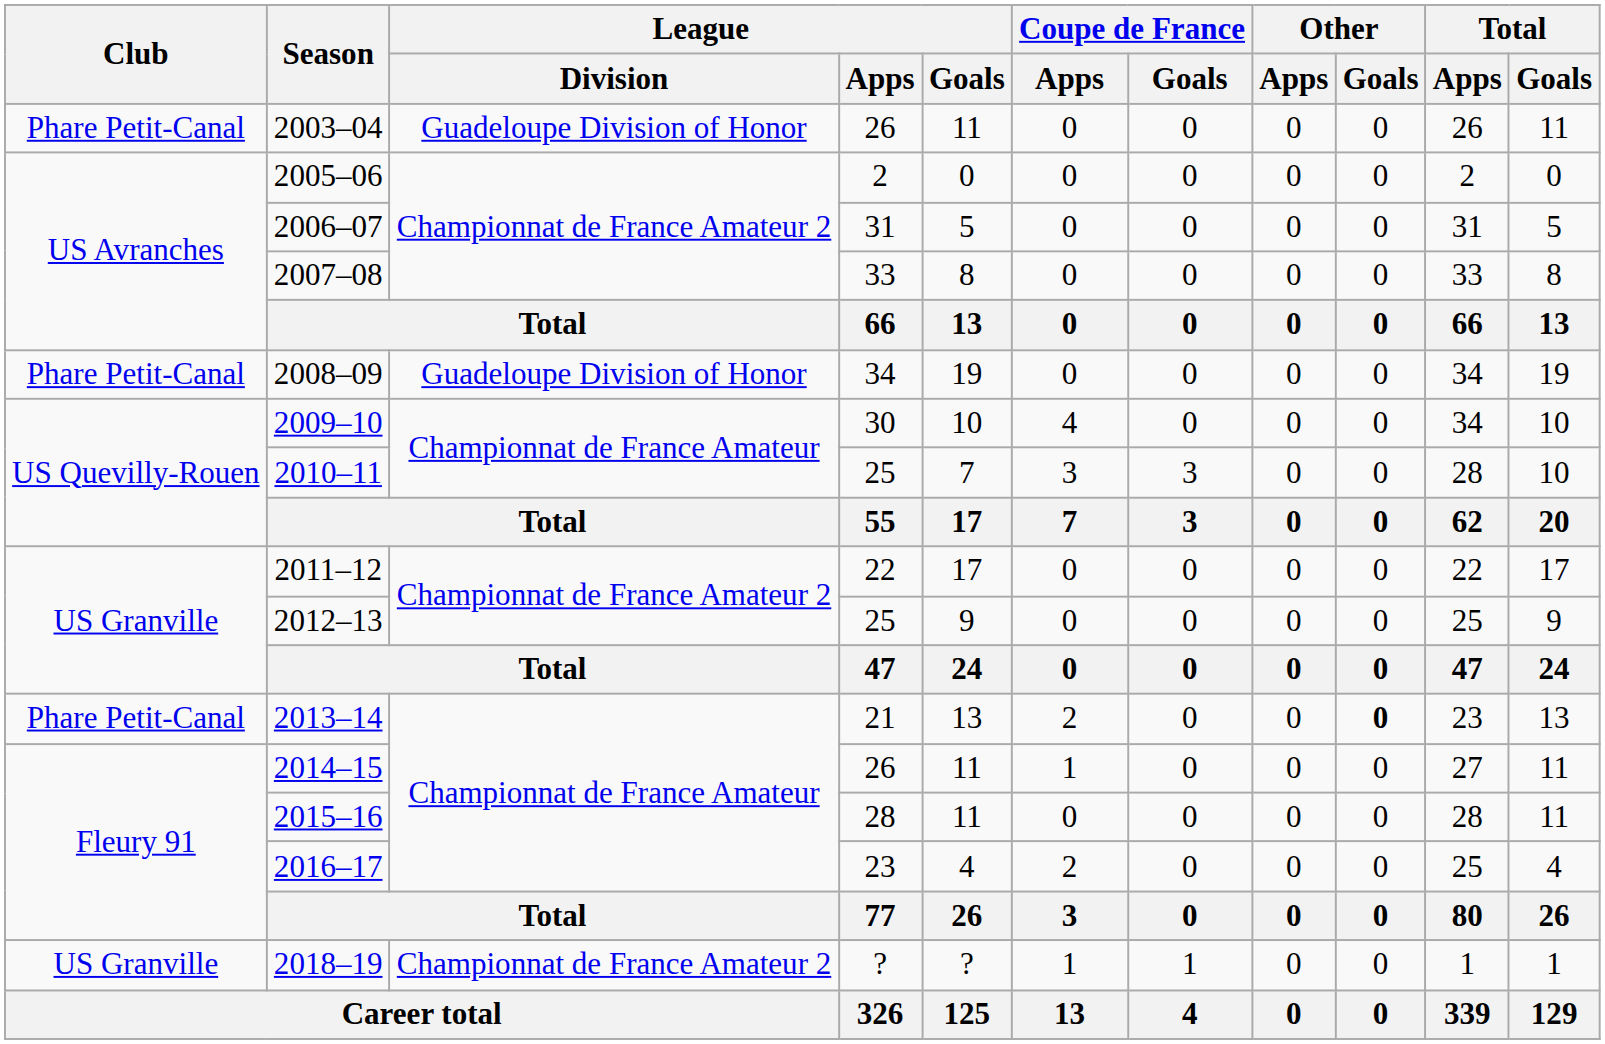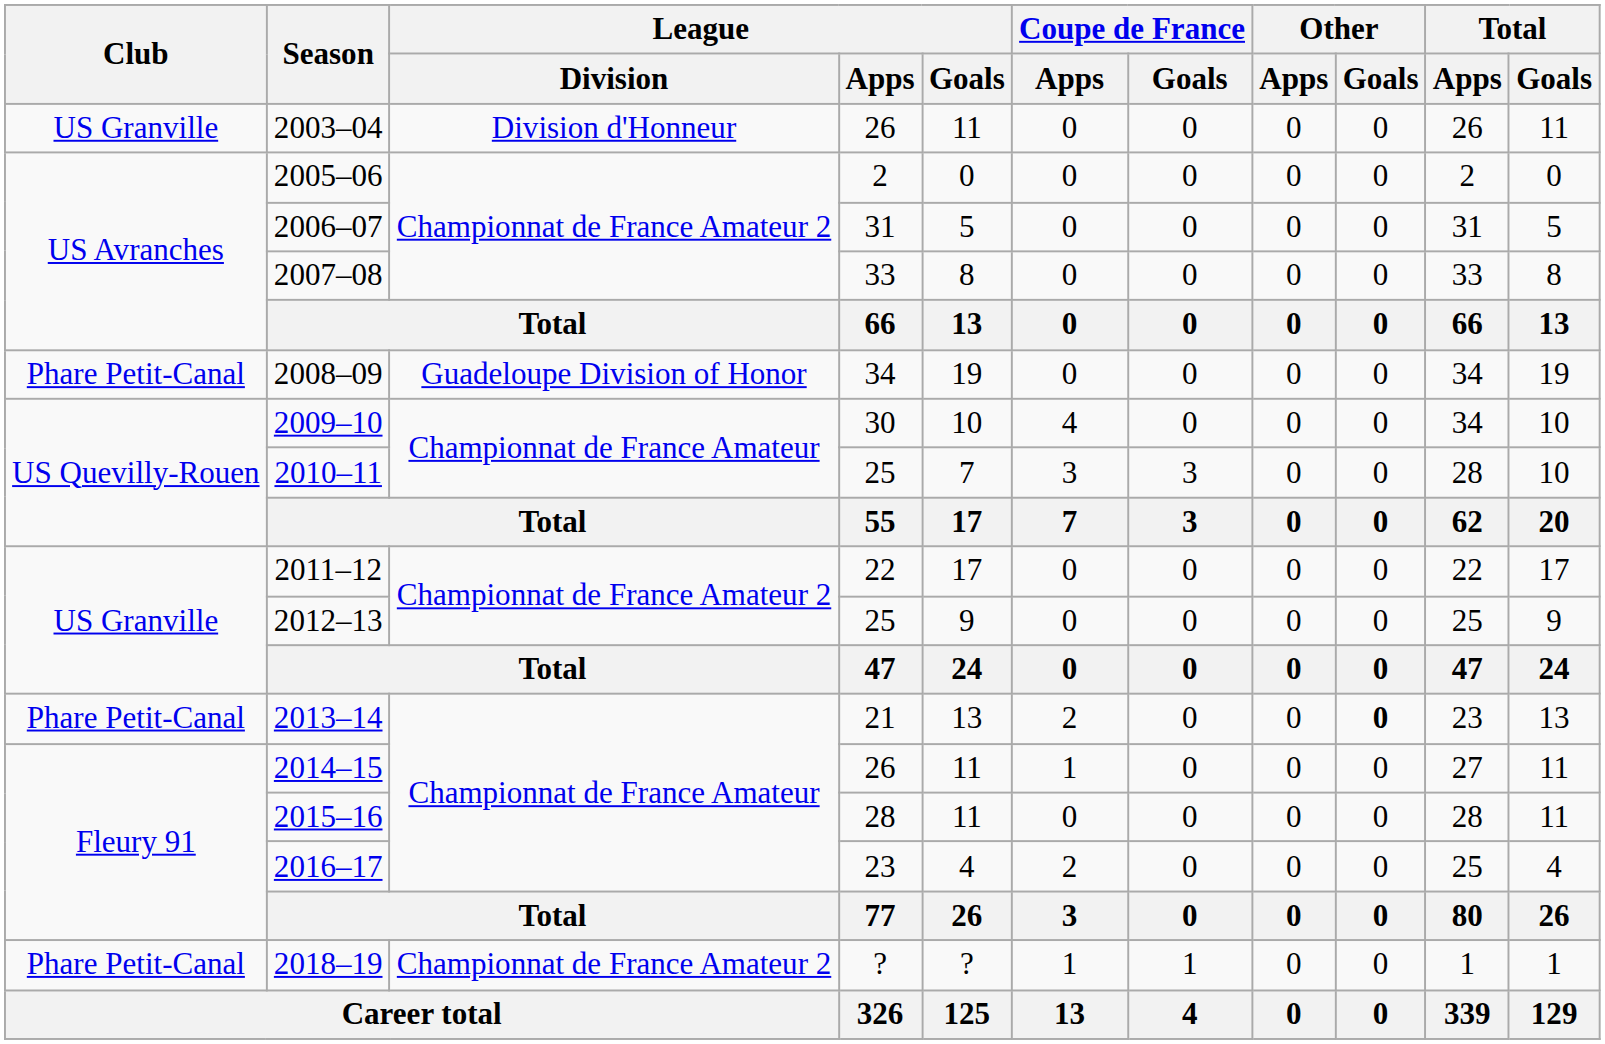(136, 127) Phare Petit-Canal -> (136, 127) US Granville
(614, 127) Guadeloupe Division of Honor -> (614, 127) Division d'Honneur
(136, 964) US Granville -> (136, 964) Phare Petit-Canal
